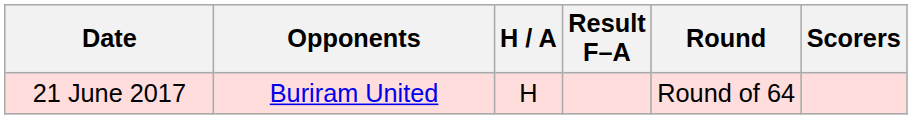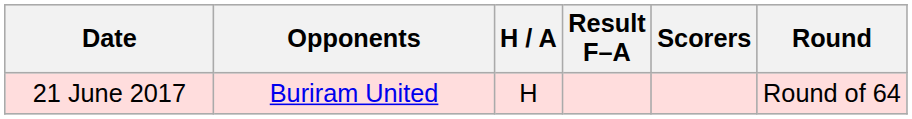columns swapped: (854, 38) <-> (726, 38)
